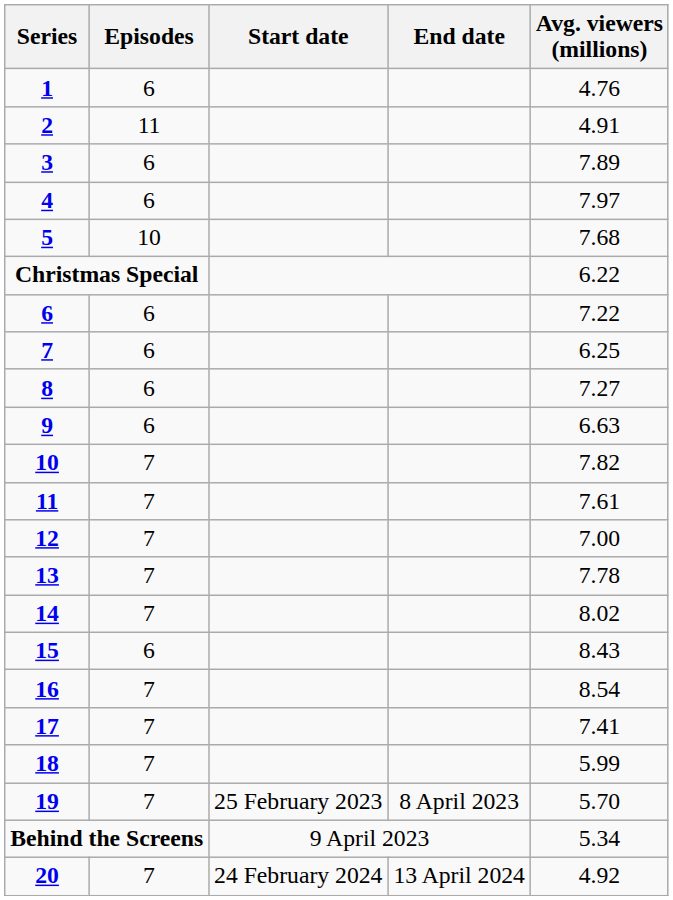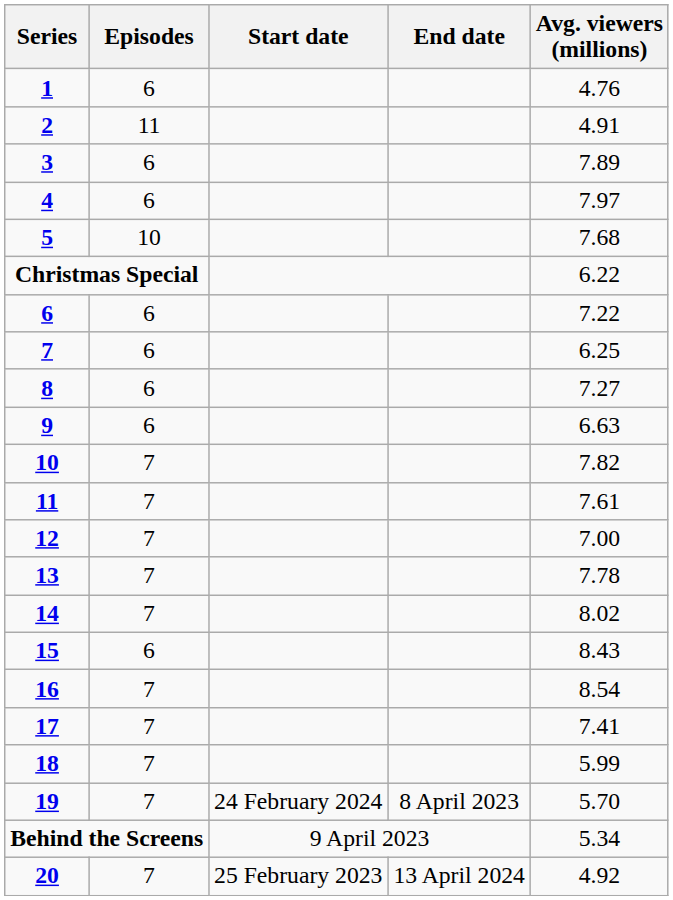(298, 801) 25 February 2023 -> (298, 801) 24 February 2024
(298, 876) 24 February 2024 -> (298, 876) 25 February 2023
